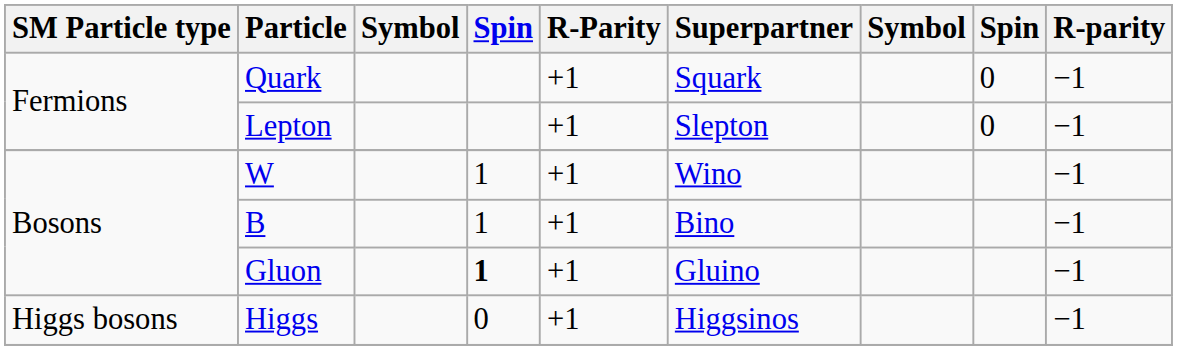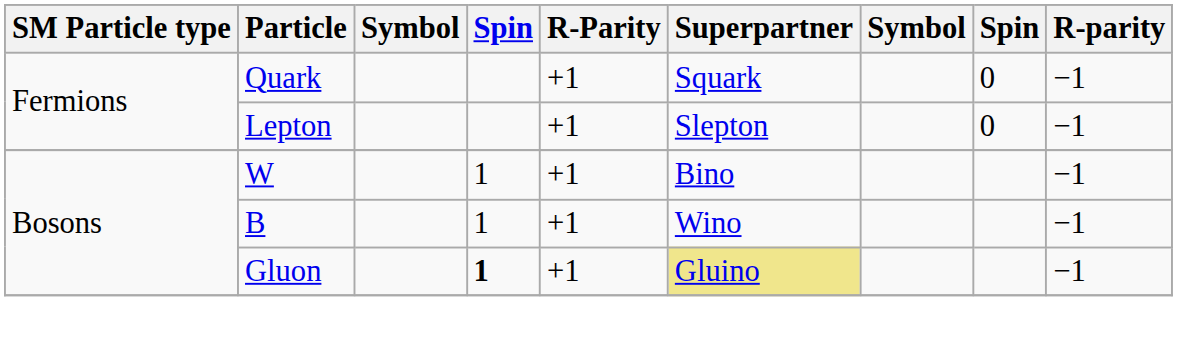(708, 174) Wino -> (705, 174) Bino
(705, 222) Bino -> (708, 222) Wino
(717, 271) no background -> (717, 271) khaki background
- row: (282, 319)
